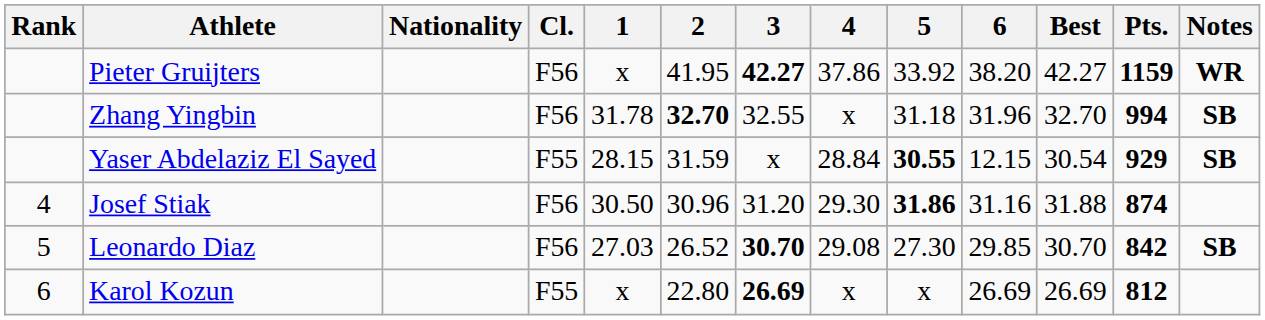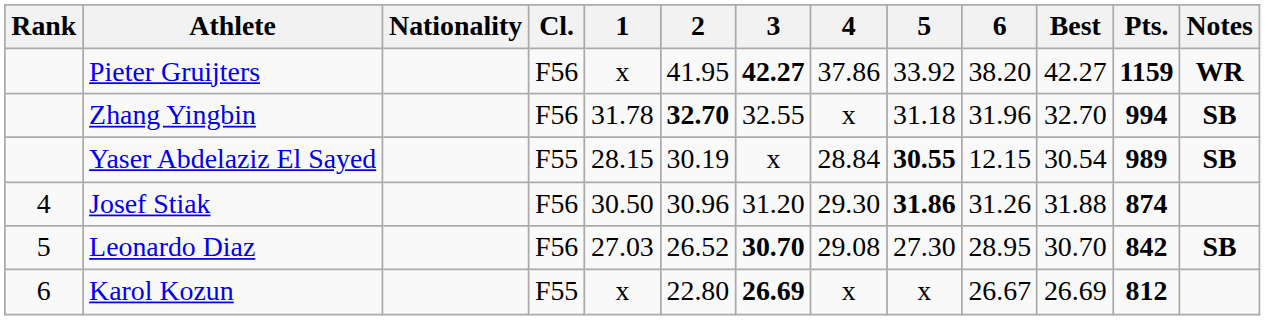(698, 159) 31.59 -> (698, 159) 30.19
(1146, 159) 929 -> (1146, 159) 989
(1000, 203) 31.16 -> (1000, 203) 31.26
(1000, 247) 29.85 -> (1000, 247) 28.95
(1000, 291) 26.69 -> (1000, 291) 26.67
